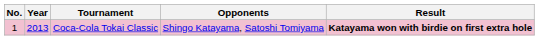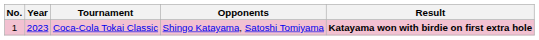(38, 28) 2013 -> (38, 28) 2023
